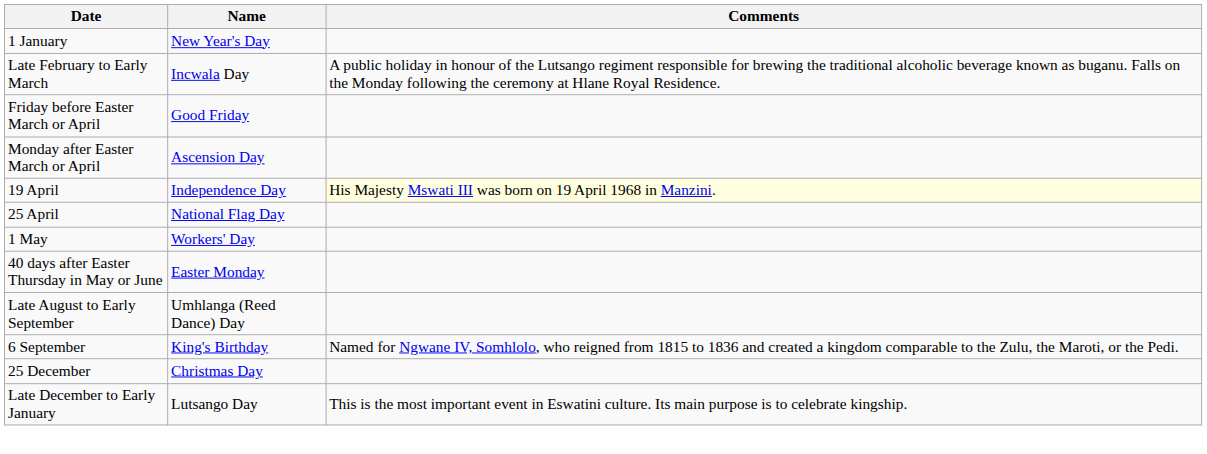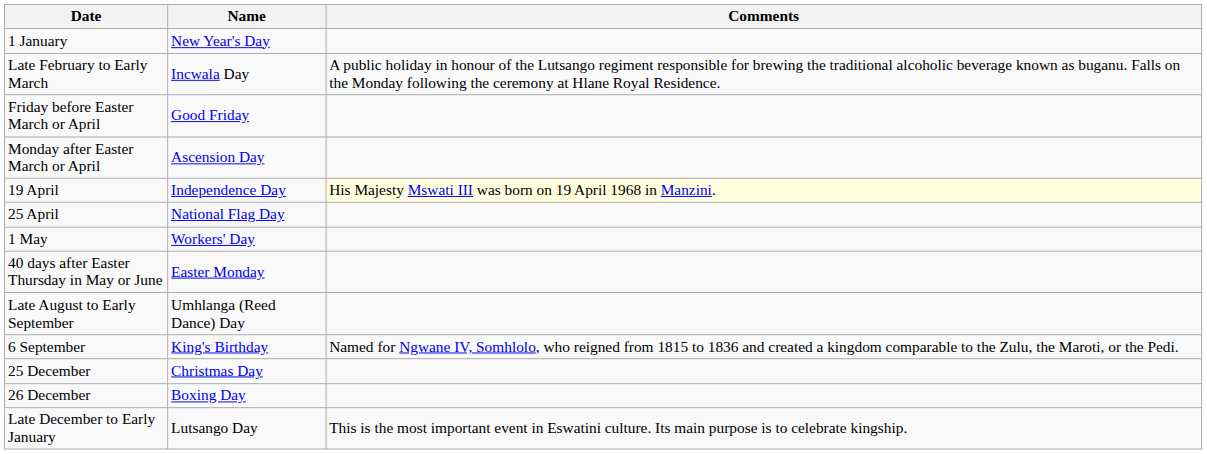+ row: (49, 395)
